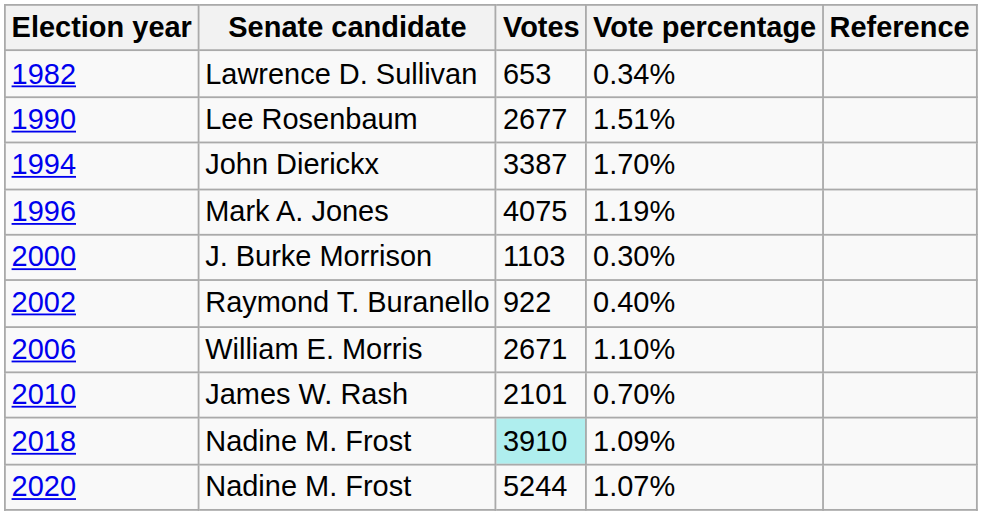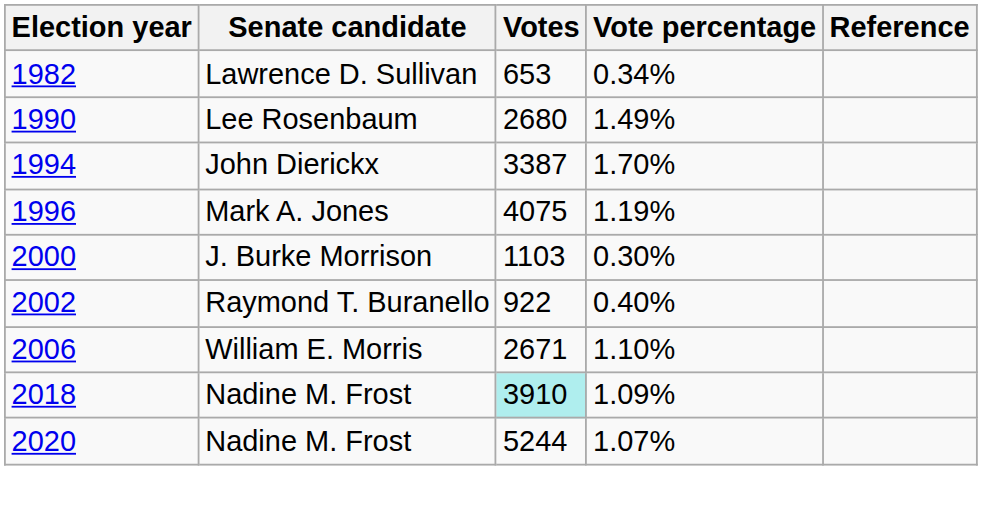(535, 119) 2677 -> (535, 119) 2680
(634, 119) 1.51% -> (634, 119) 1.49%
- row: (44, 394)
